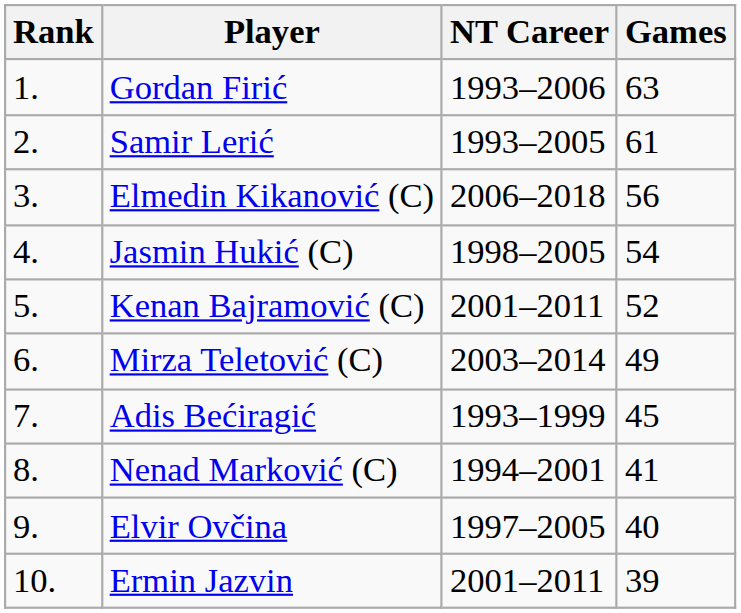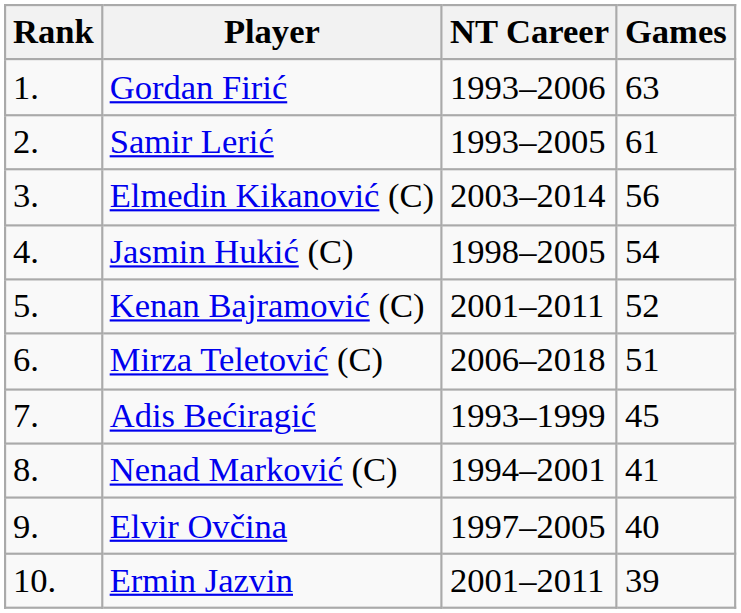(528, 196) 2006–2018 -> (528, 196) 2003–2014
(528, 360) 2003–2014 -> (528, 360) 2006–2018
(642, 360) 49 -> (642, 360) 51
